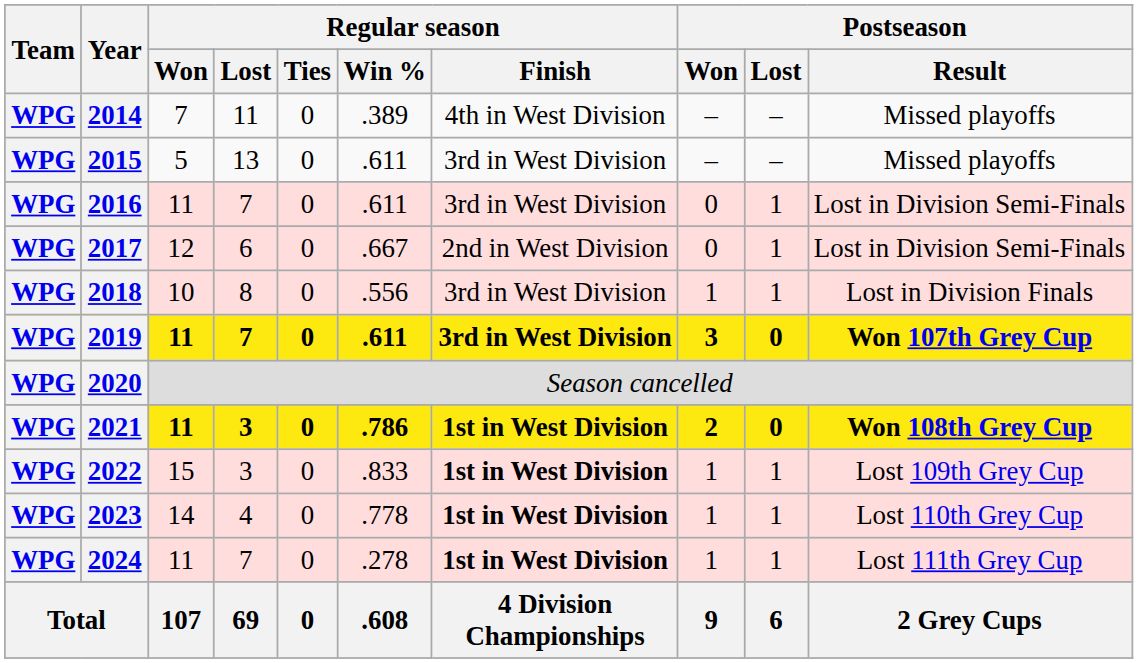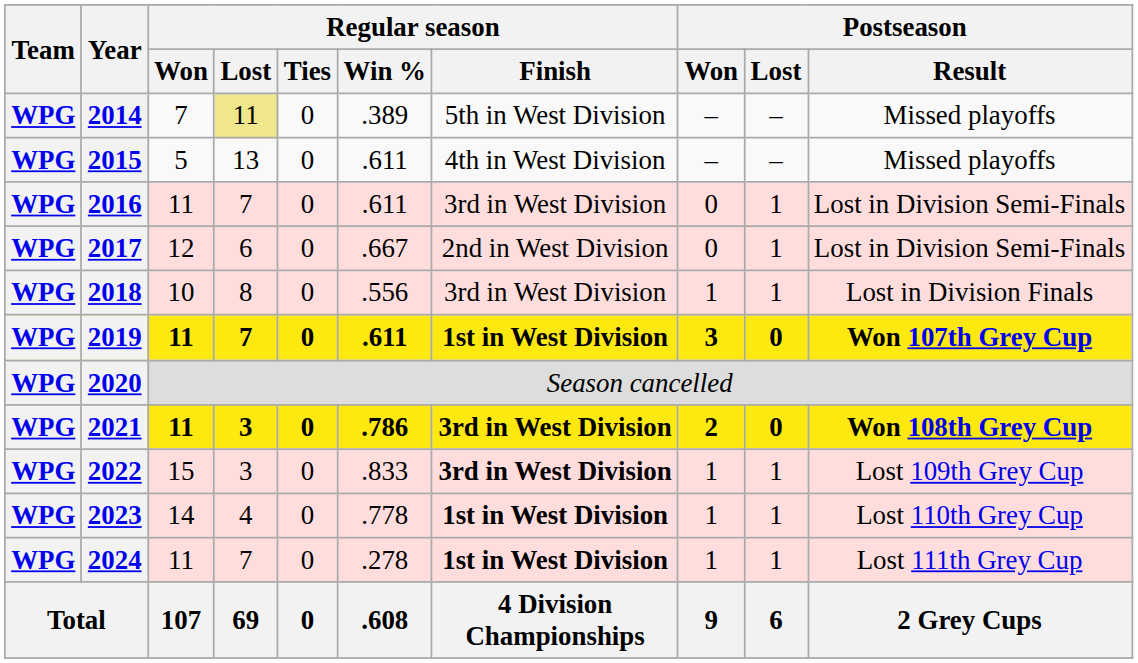(246, 115) no background -> (246, 115) khaki background
(555, 115) 4th in West Division -> (555, 115) 5th in West Division
(555, 159) 3rd in West Division -> (555, 159) 4th in West Division
(555, 337) 3rd in West Division -> (555, 337) 1st in West Division
(555, 426) 1st in West Division -> (555, 426) 3rd in West Division
(555, 470) 1st in West Division -> (555, 470) 3rd in West Division
